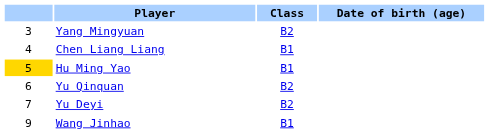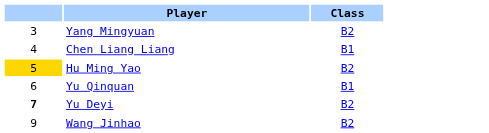- column: (401, 13)
(287, 68) B1 -> (347, 68) B2
(287, 86) B2 -> (347, 86) B1
(28, 104) normal -> (34, 104) bold
(287, 123) B1 -> (347, 123) B2
